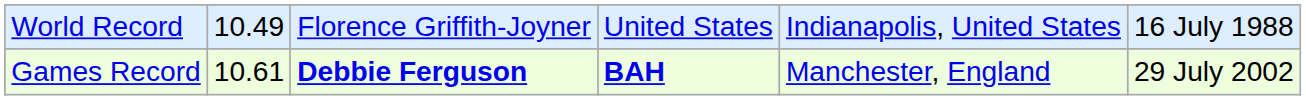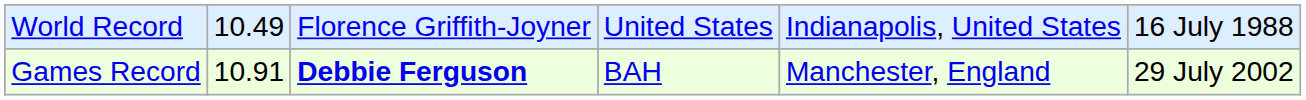(249, 71) 10.61 -> (249, 71) 10.91
(634, 71) bold -> (633, 71) normal
